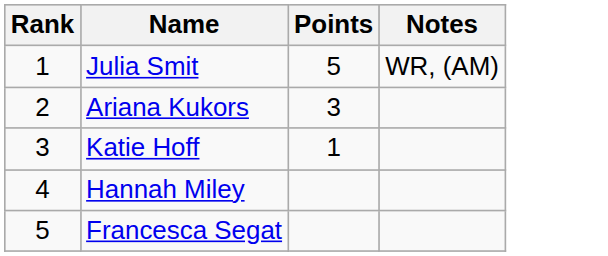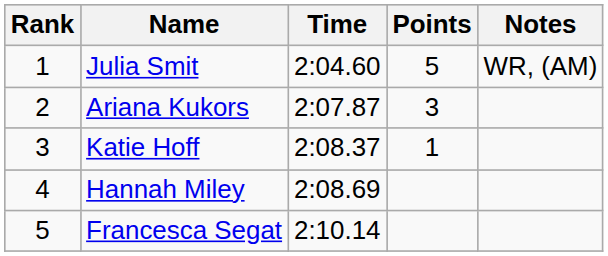+ column: (337, 25)
